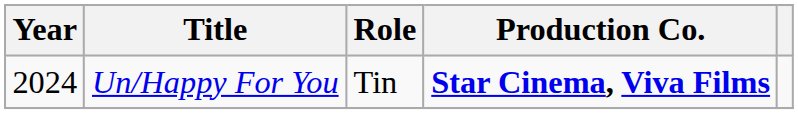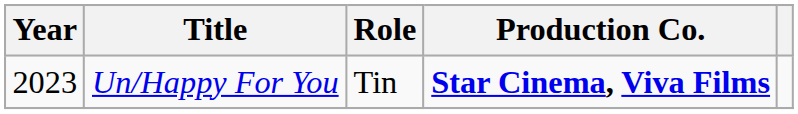(45, 81) 2024 -> (45, 81) 2023
